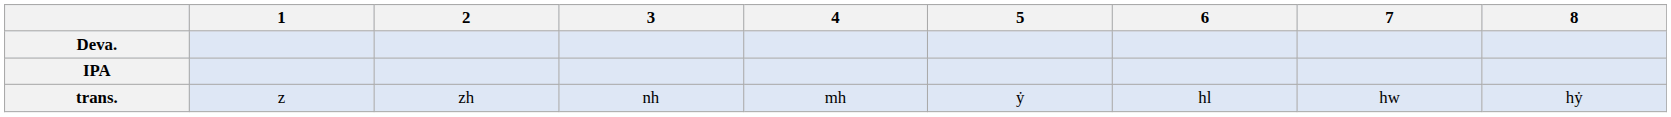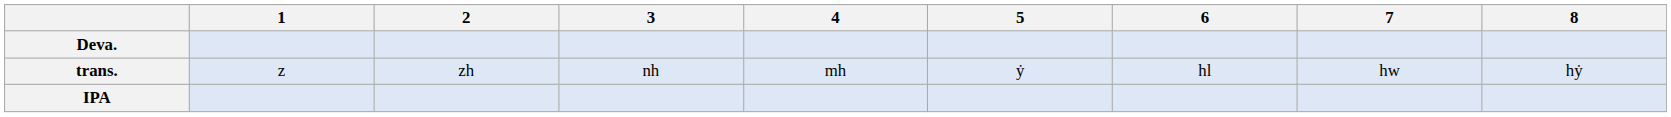rows swapped: (97, 97) <-> (97, 71)
